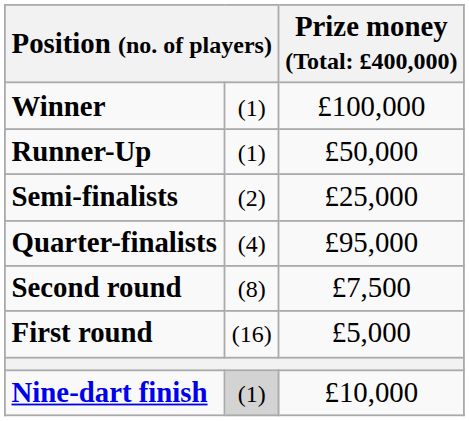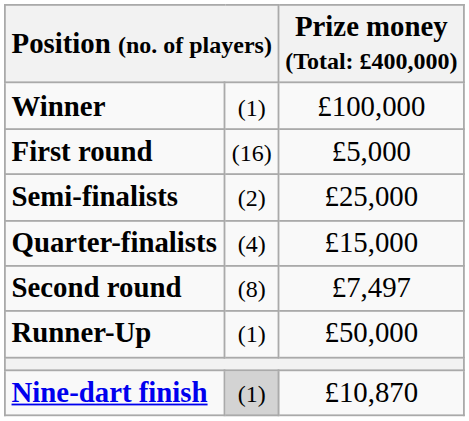rows swapped: (81, 151) <-> (82, 333)
(371, 242) £95,000 -> (371, 242) £15,000
(371, 288) £7,500 -> (371, 288) £7,497
(371, 392) £10,000 -> (371, 392) £10,870
